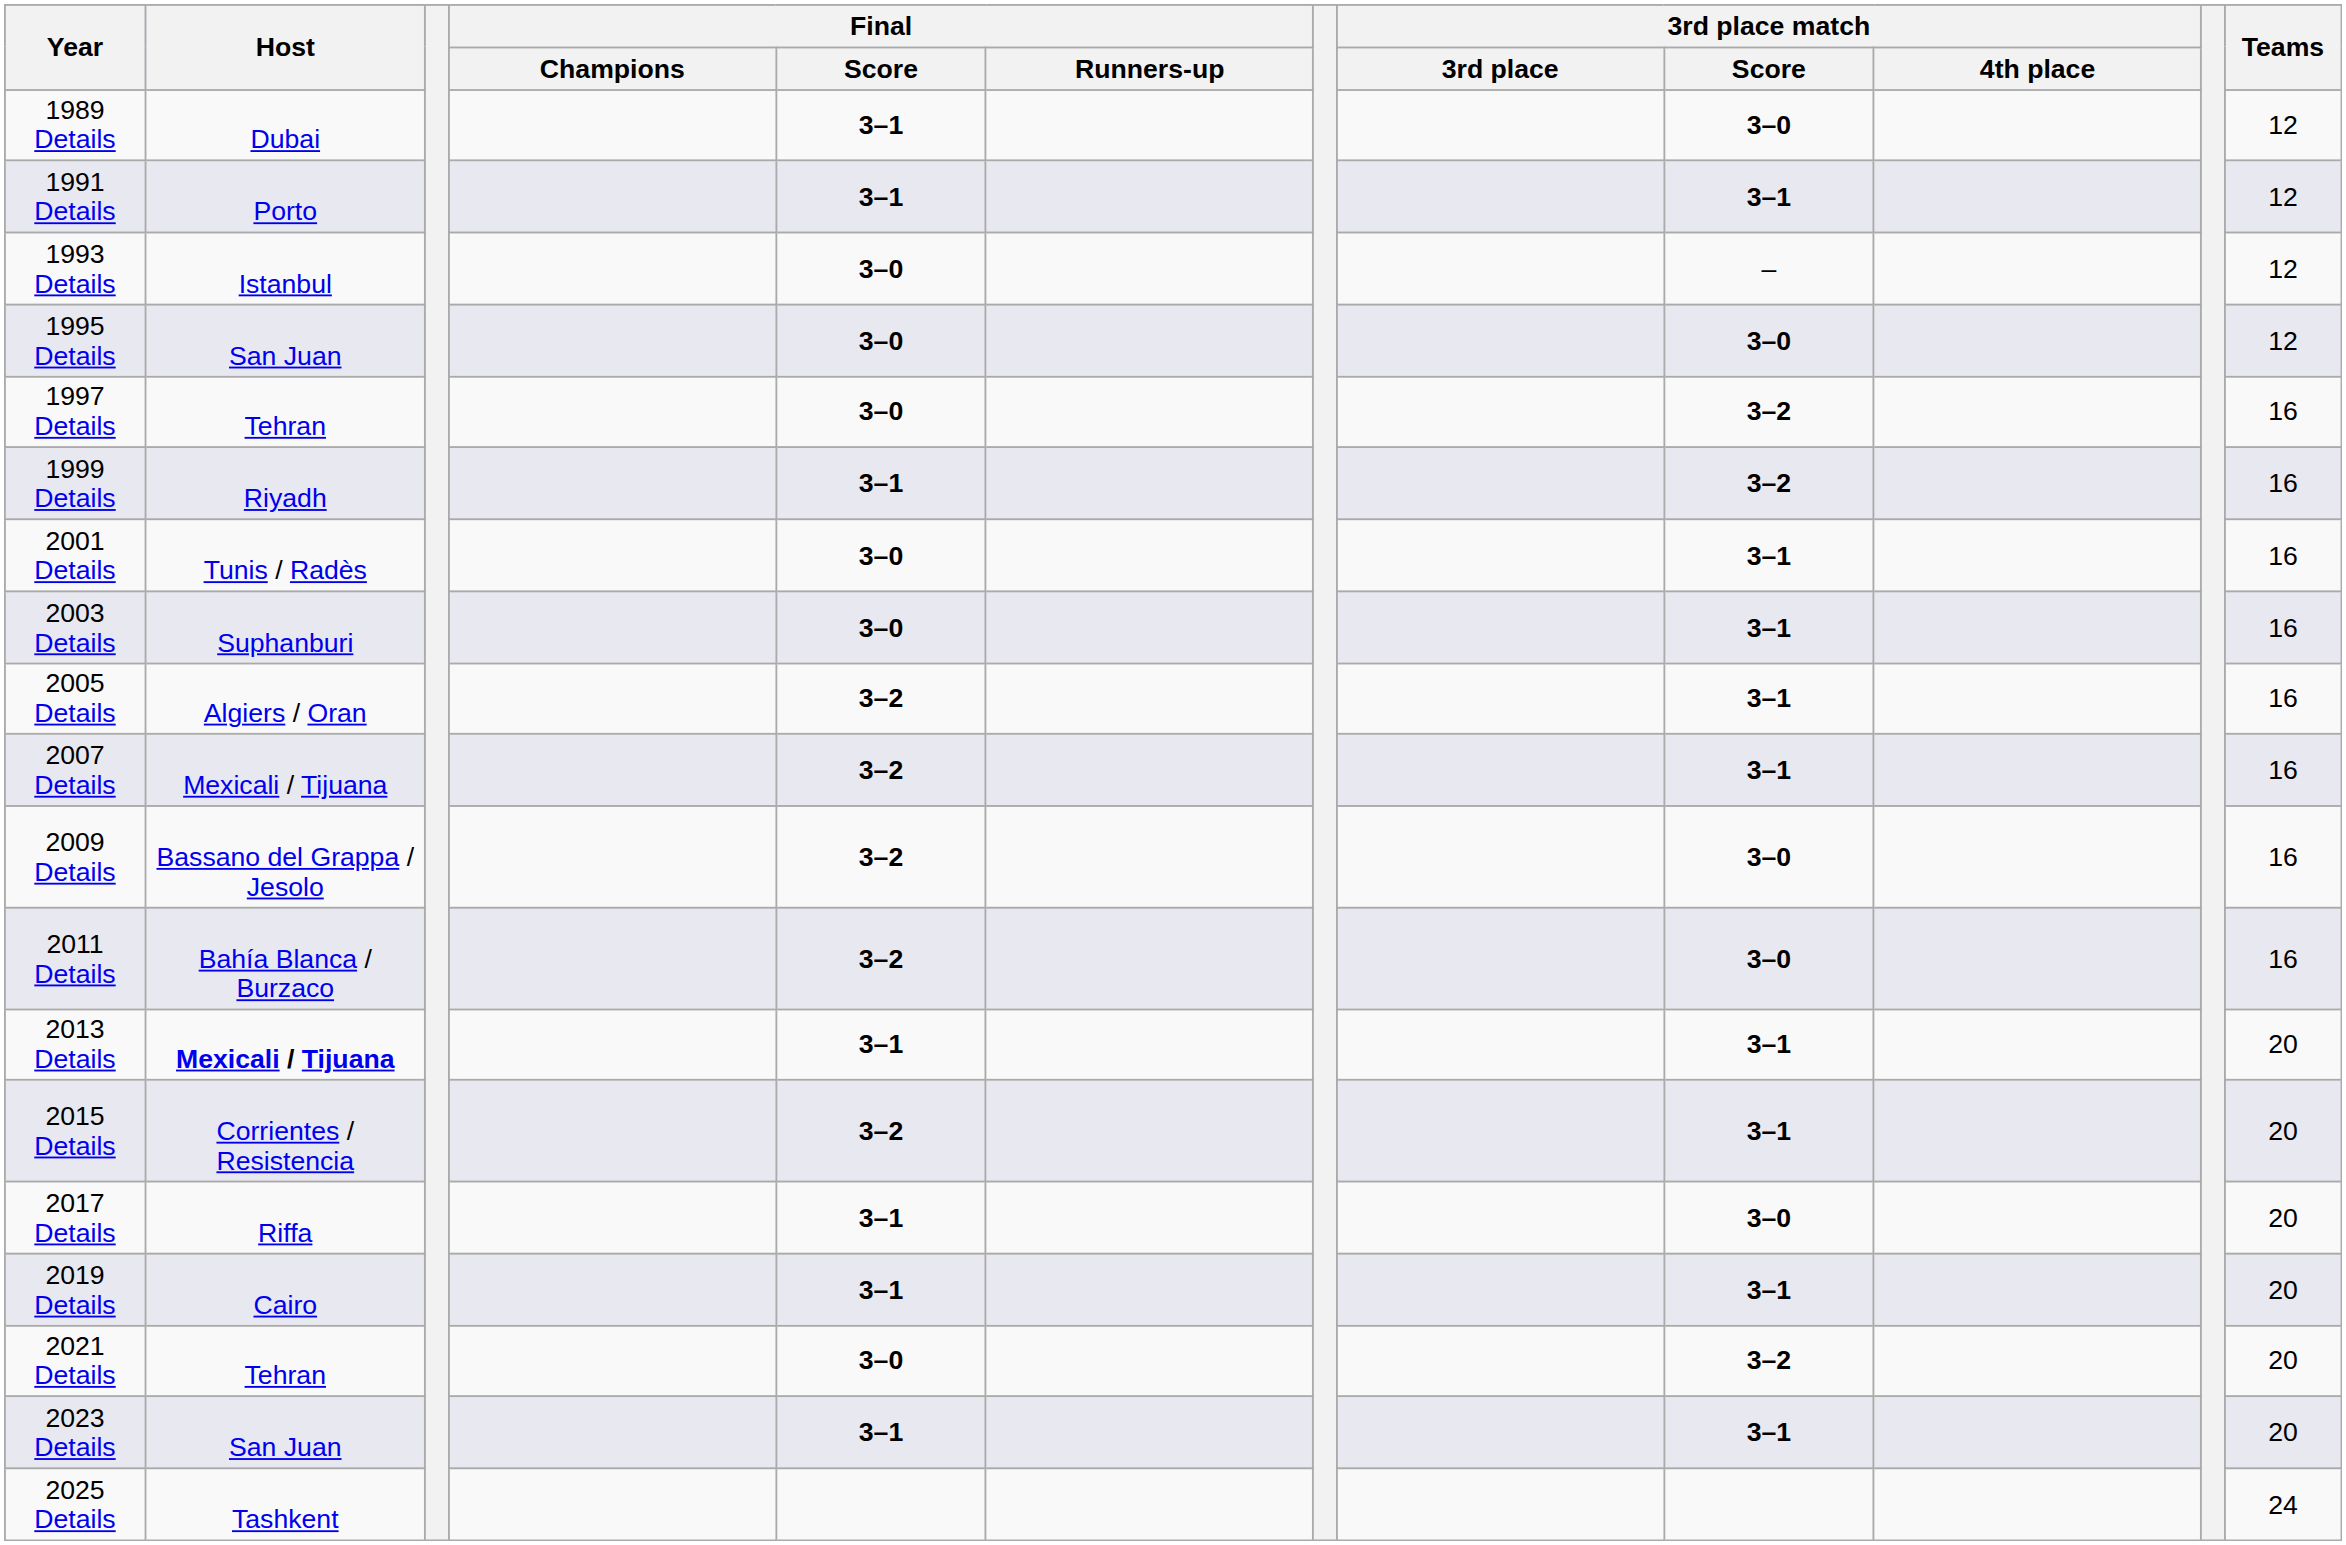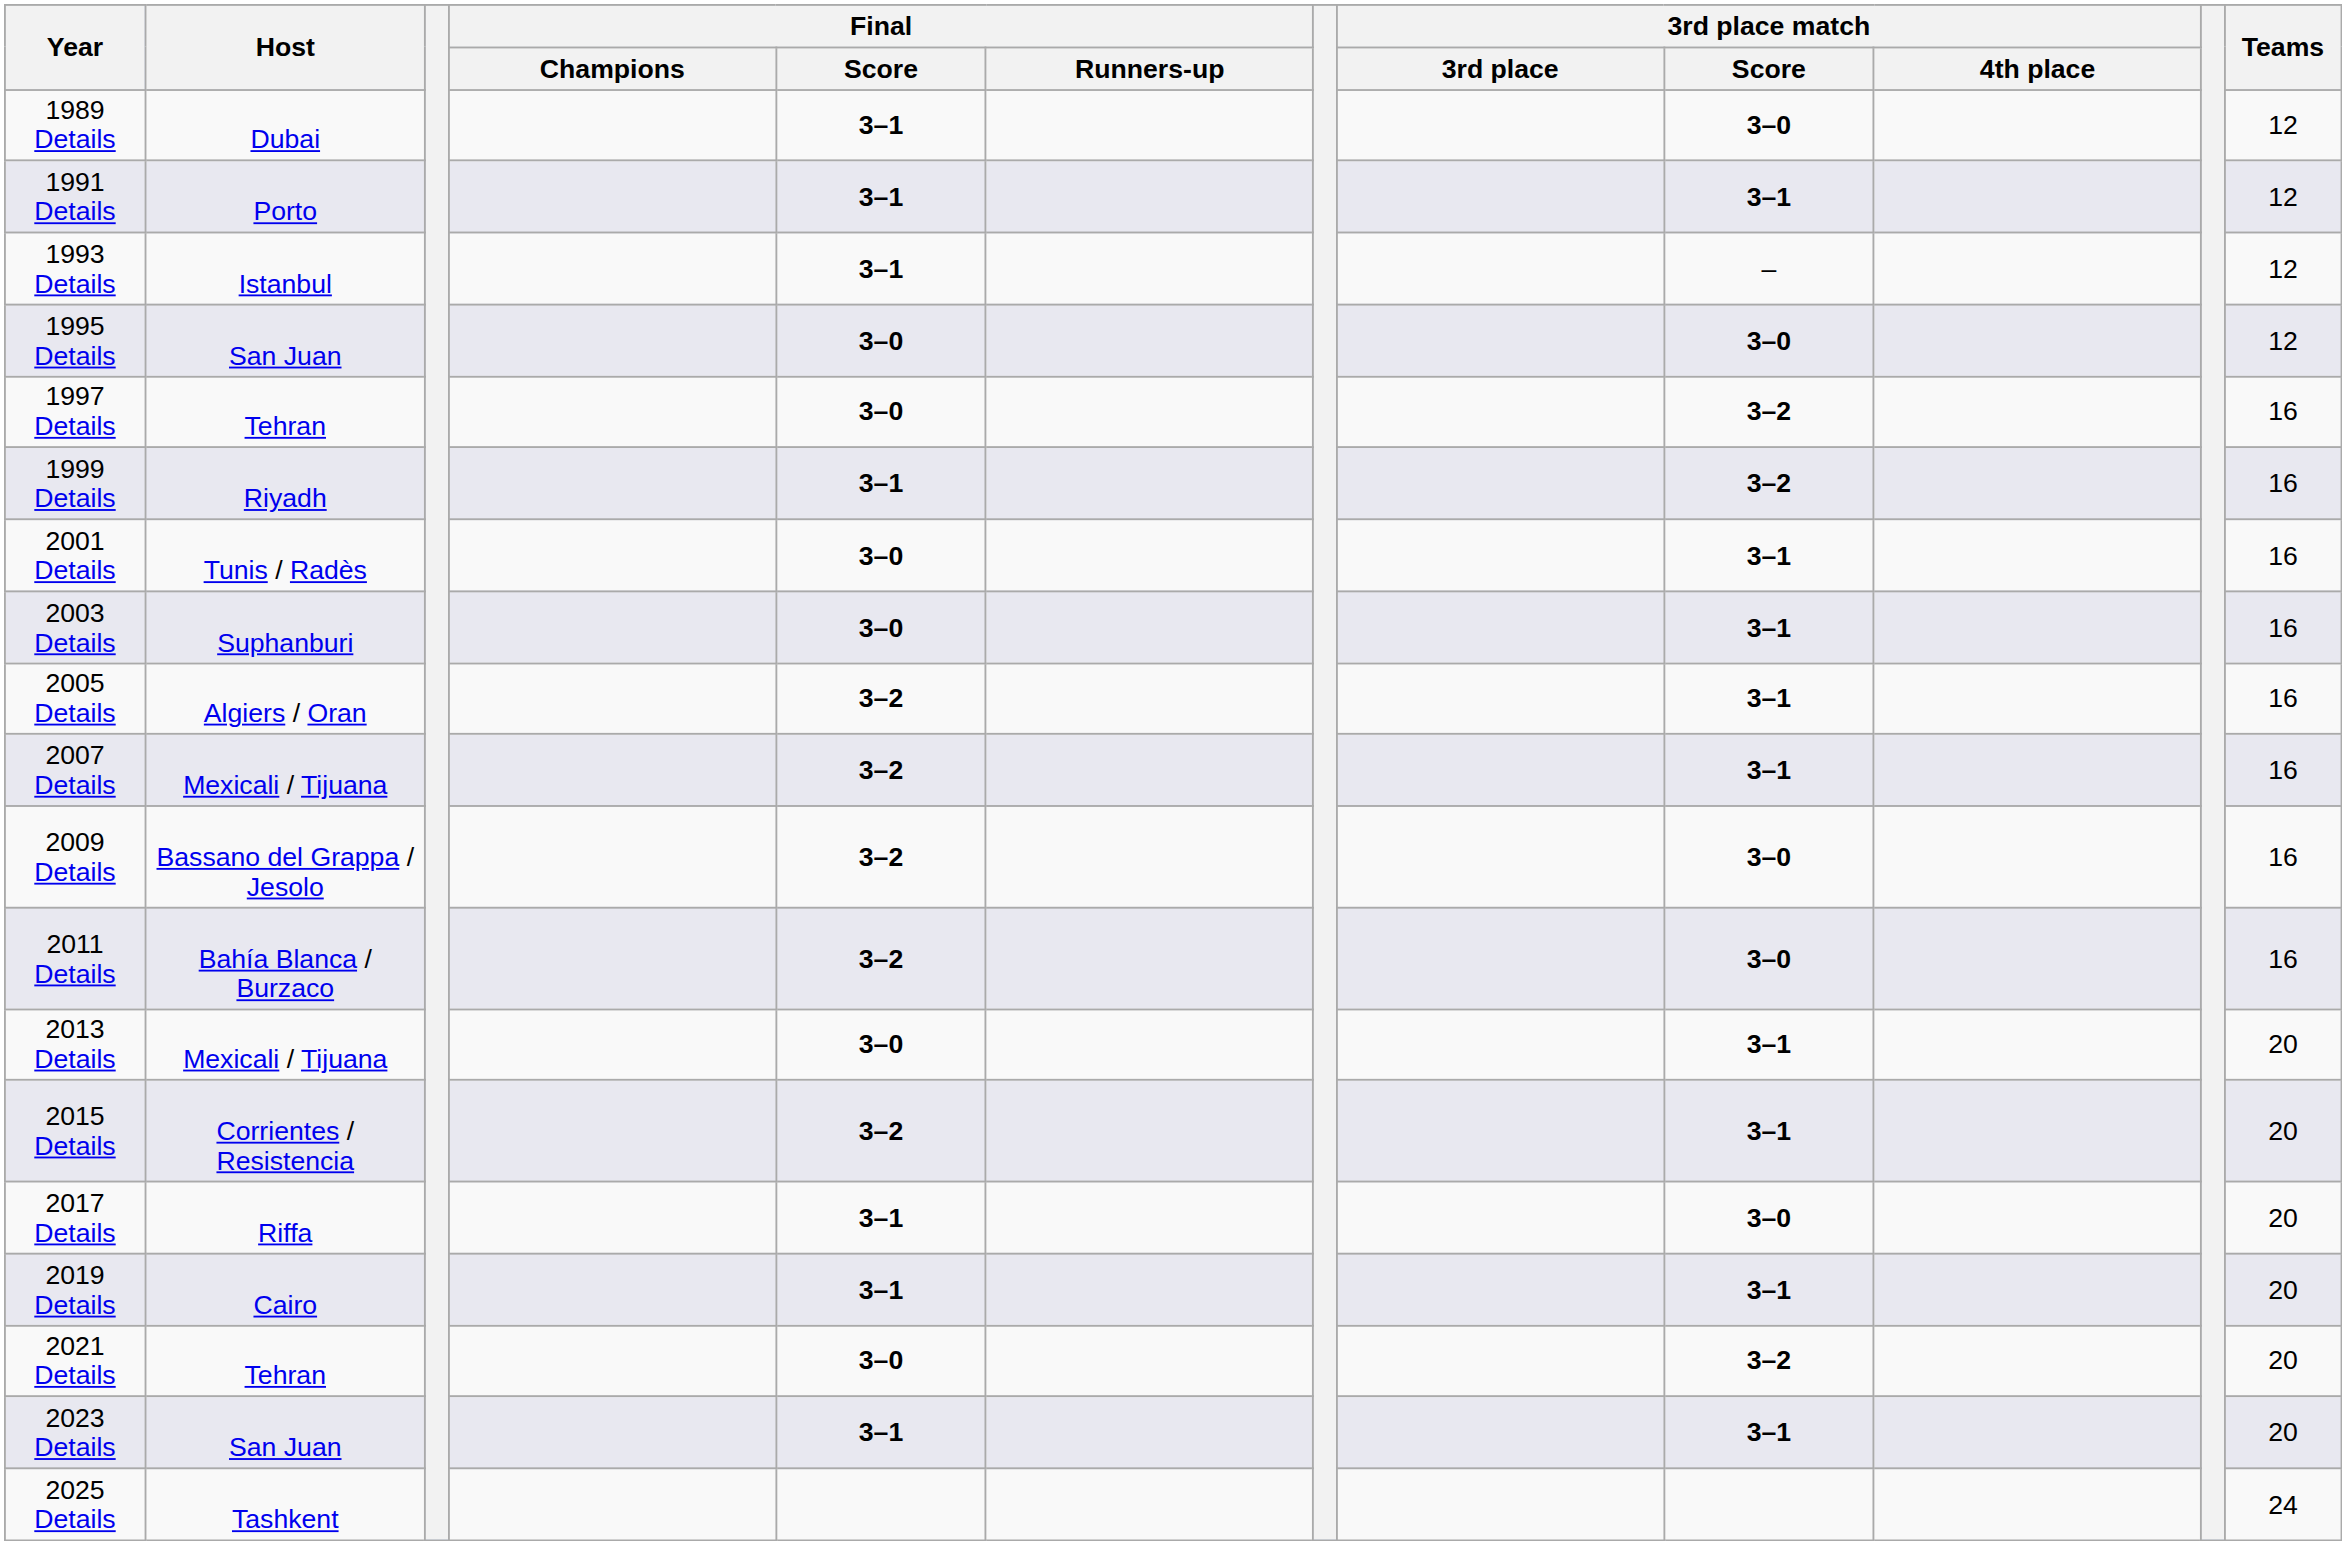(881, 269) 3–0 -> (881, 269) 3–1
(285, 1060) bold -> (285, 1060) normal
(881, 1045) 3–1 -> (881, 1045) 3–0
